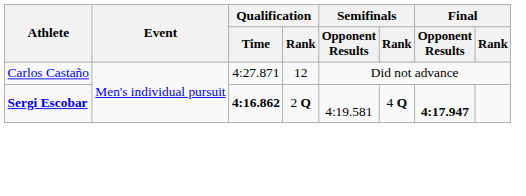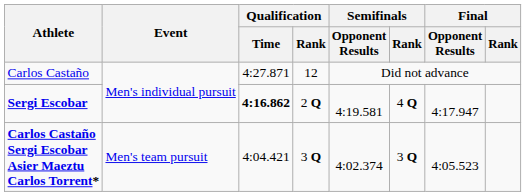(445, 111) bold -> (455, 111) normal
+ row: (53, 157)
